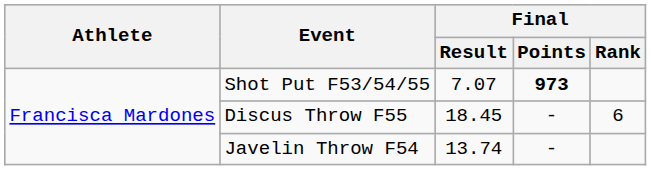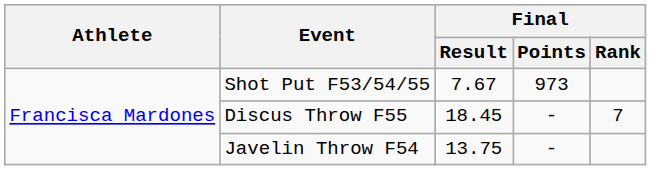(474, 85) 7.07 -> (474, 85) 7.67
(552, 85) bold -> (552, 85) normal
(618, 117) 6 -> (618, 117) 7
(474, 149) 13.74 -> (474, 149) 13.75
